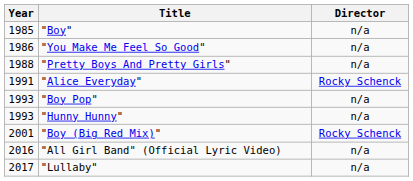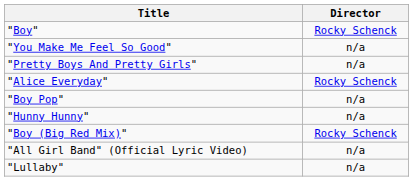- column: (21, 13)
(360, 30) n/a -> (356, 30) Rocky Schenck
